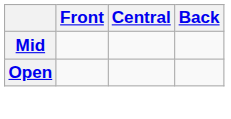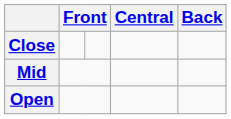+ row: (32, 45)
